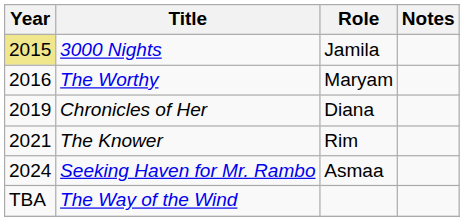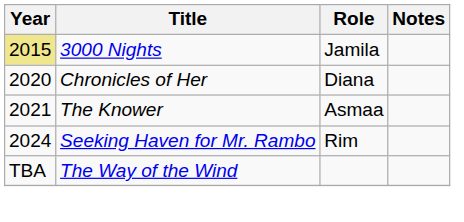- row: (109, 79)
(30, 110) 2019 -> (30, 79) 2020
(341, 140) Rim -> (354, 110) Asmaa
(354, 170) Asmaa -> (341, 140) Rim
